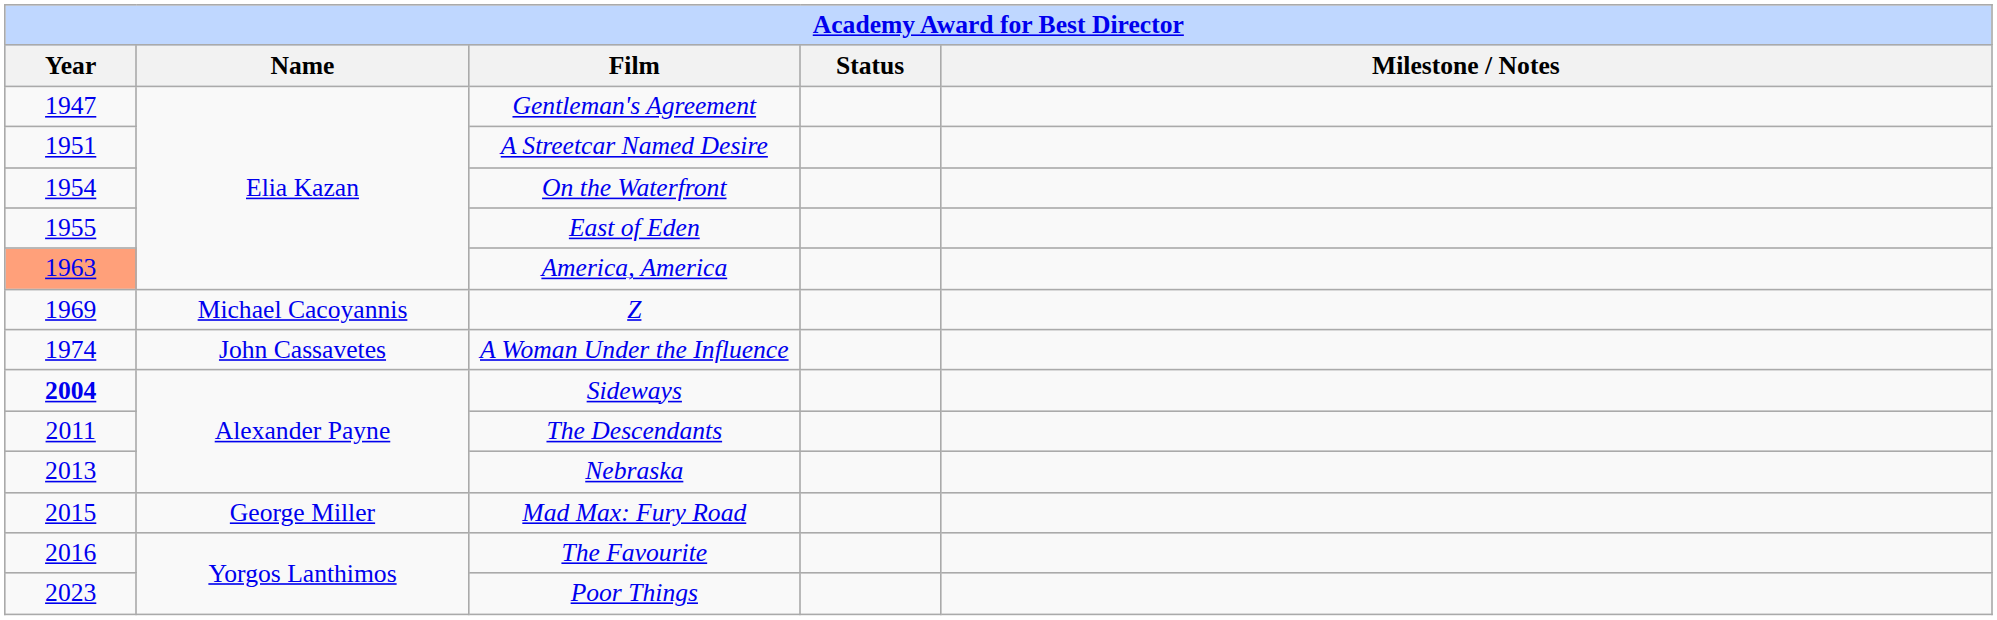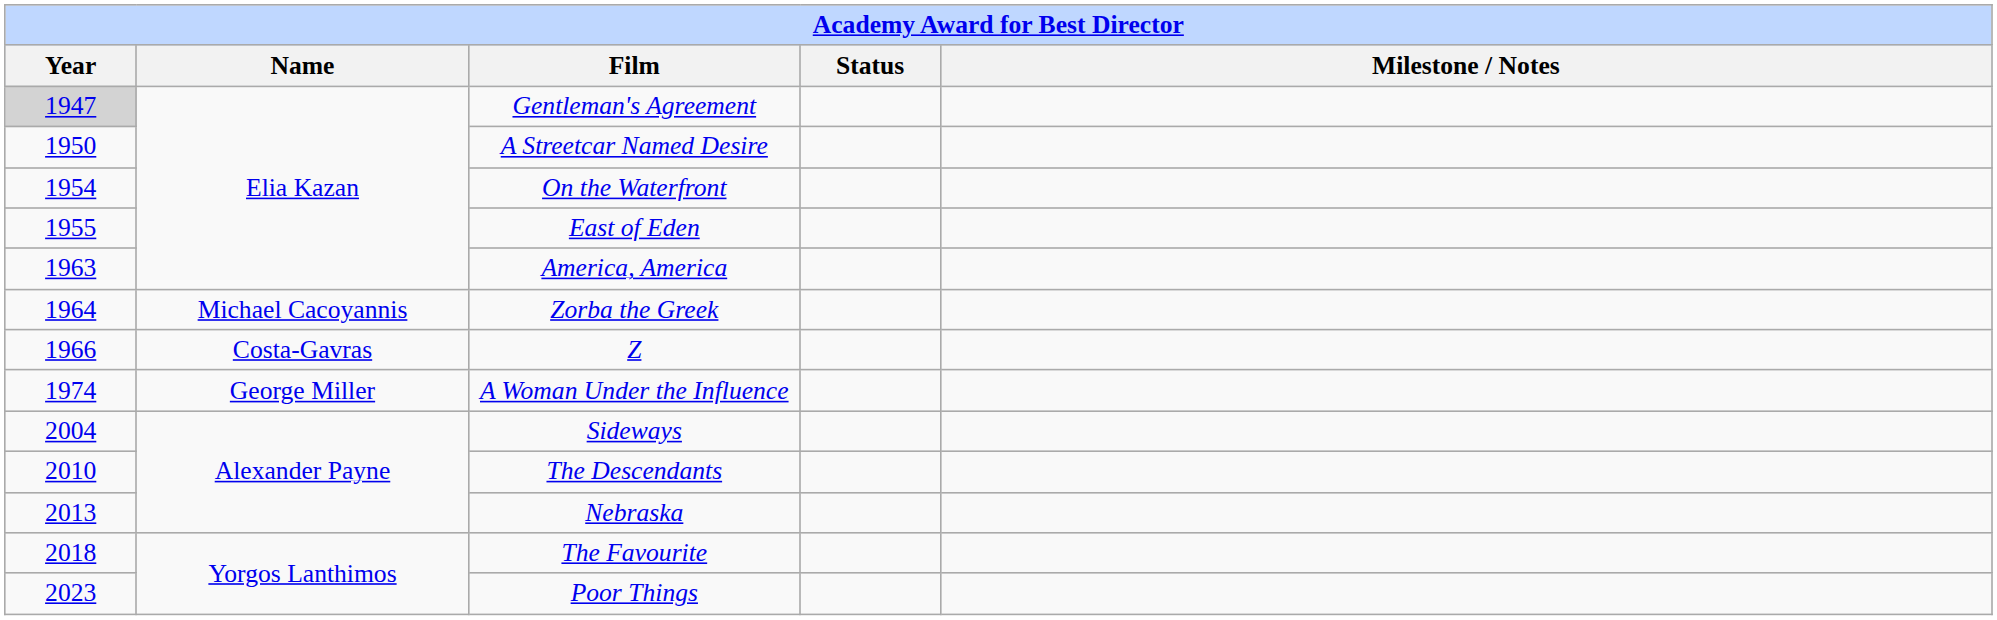(71, 106) no background -> (71, 106) lightgrey background
(71, 146) 1951 -> (71, 146) 1950
(71, 268) lightsalmon background -> (71, 268) no background
+ row: (634, 308)
(71, 308) 1969 -> (71, 349) 1966
(302, 308) Michael Cacoyannis -> (303, 349) Costa-Gavras
(303, 349) John Cassavetes -> (302, 390) George Miller
(71, 390) bold -> (71, 430) normal
(71, 430) 2011 -> (71, 471) 2010
- row: (634, 512)
(71, 552) 2016 -> (71, 552) 2018
